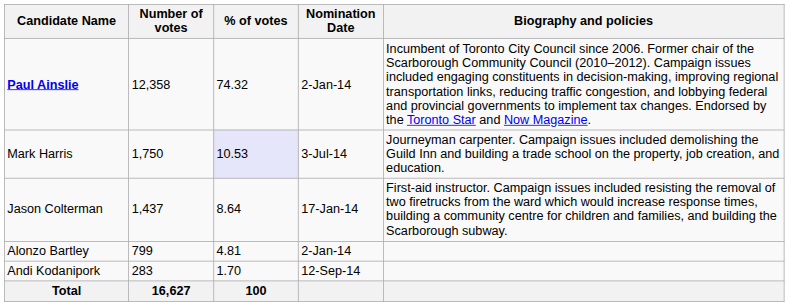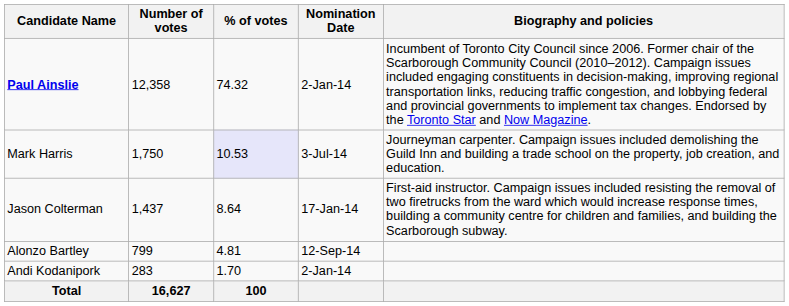(326, 251) 2-Jan-14 -> (331, 251) 12-Sep-14
(331, 271) 12-Sep-14 -> (326, 271) 2-Jan-14
